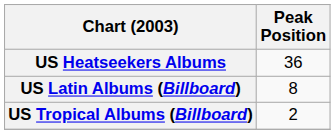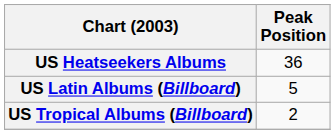(293, 89) 8 -> (293, 89) 5
